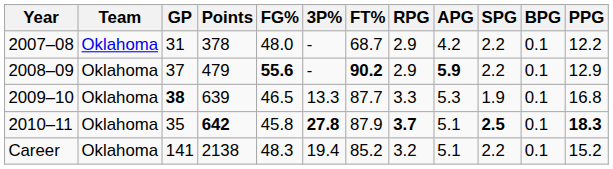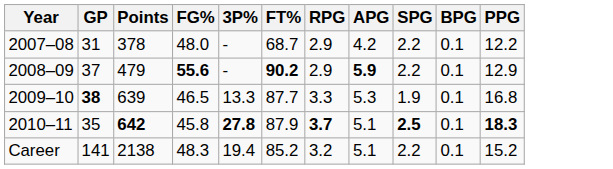- column: (120, 17)
